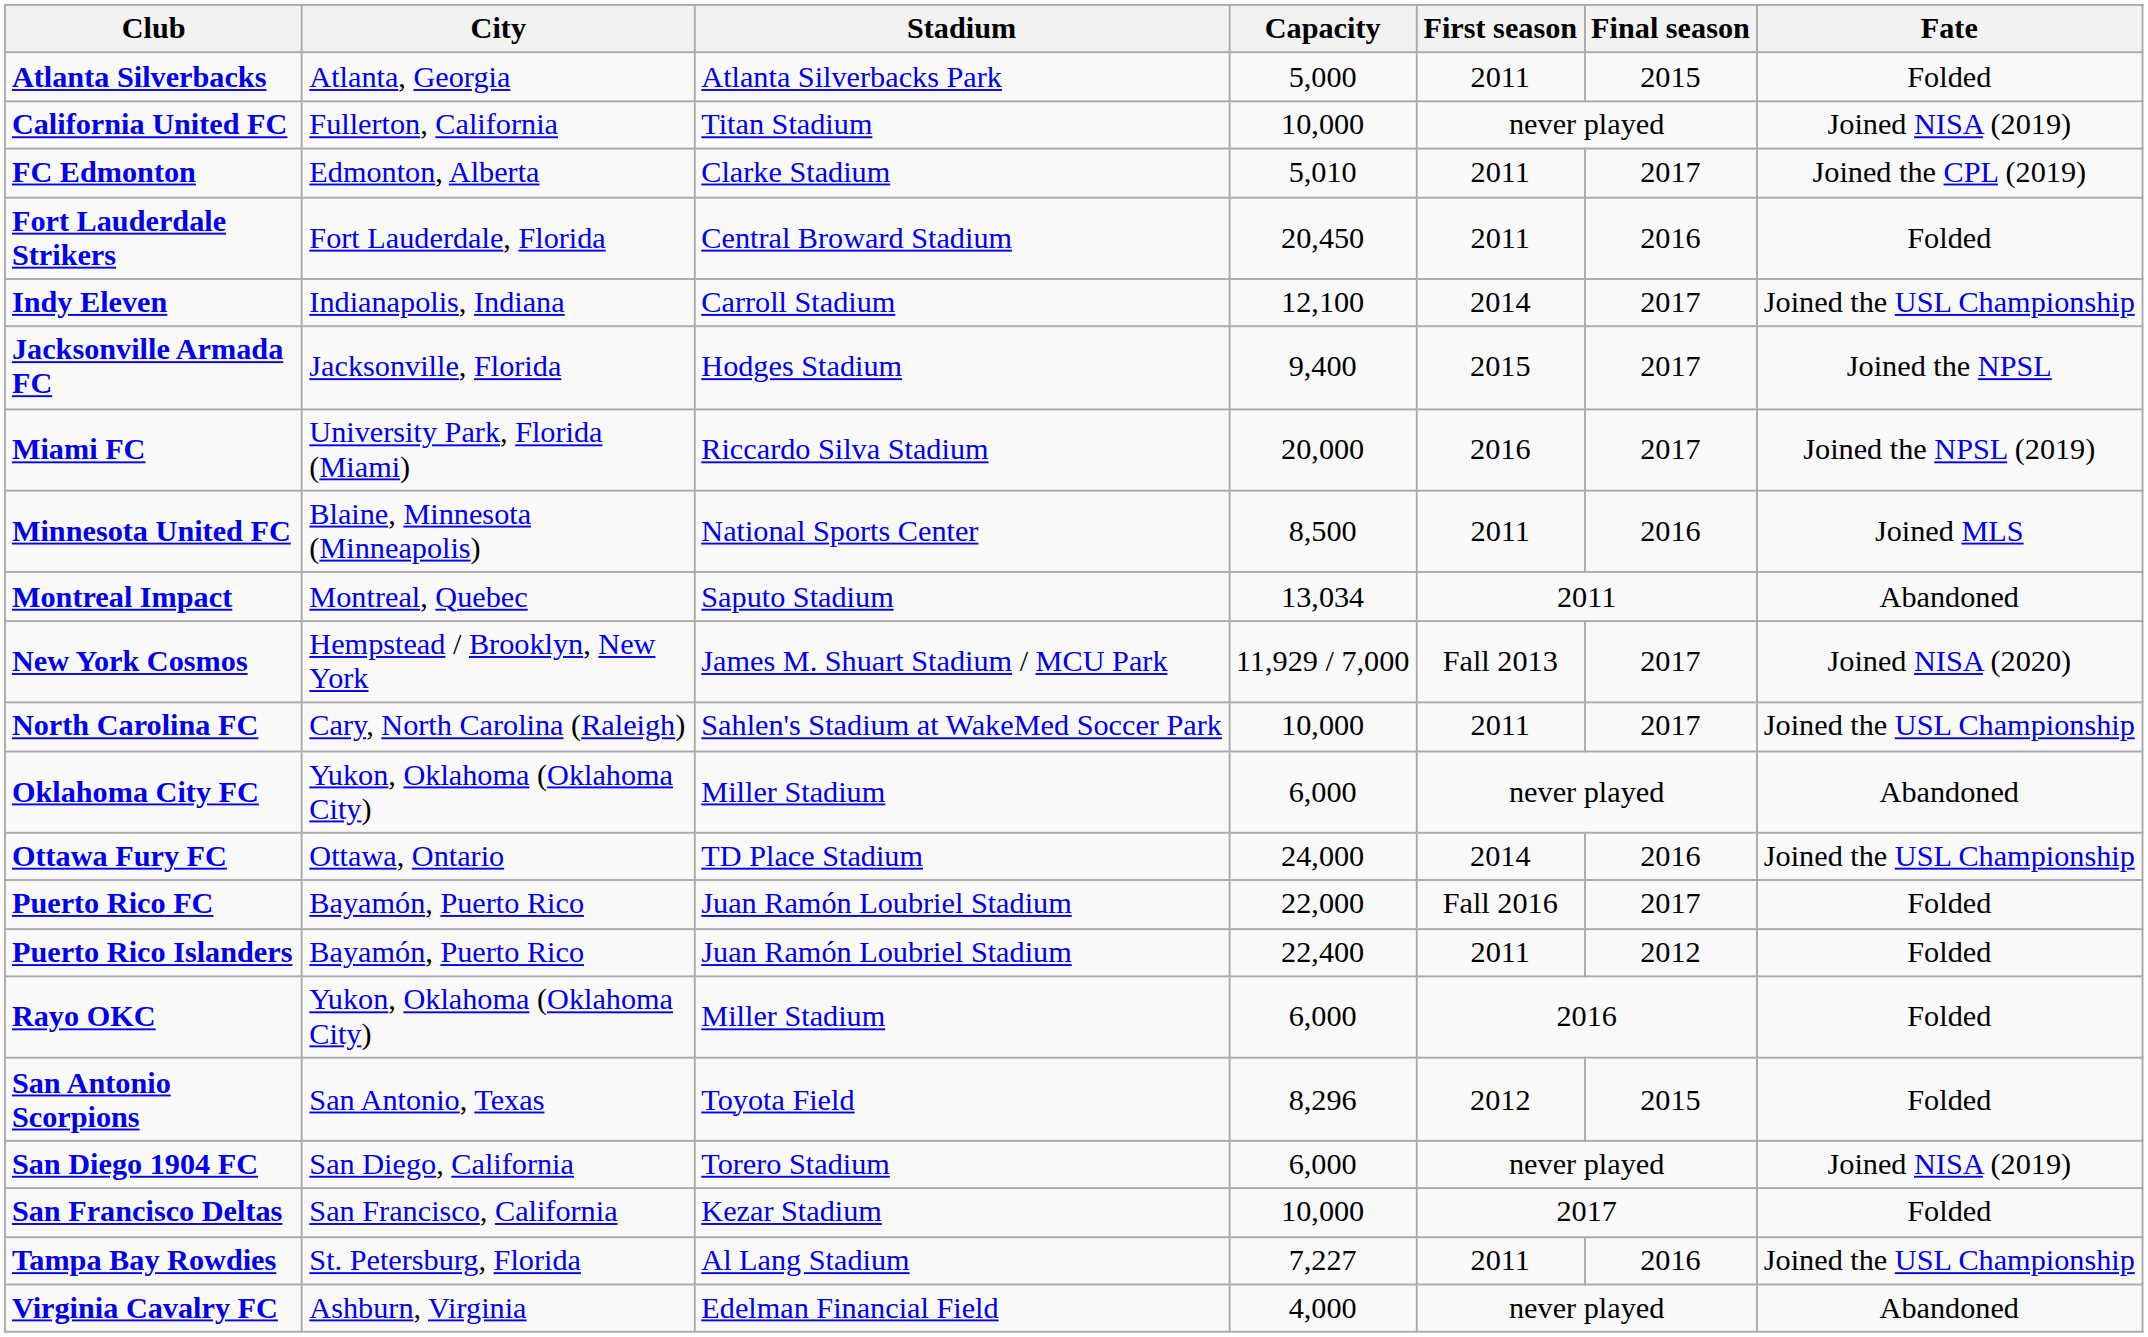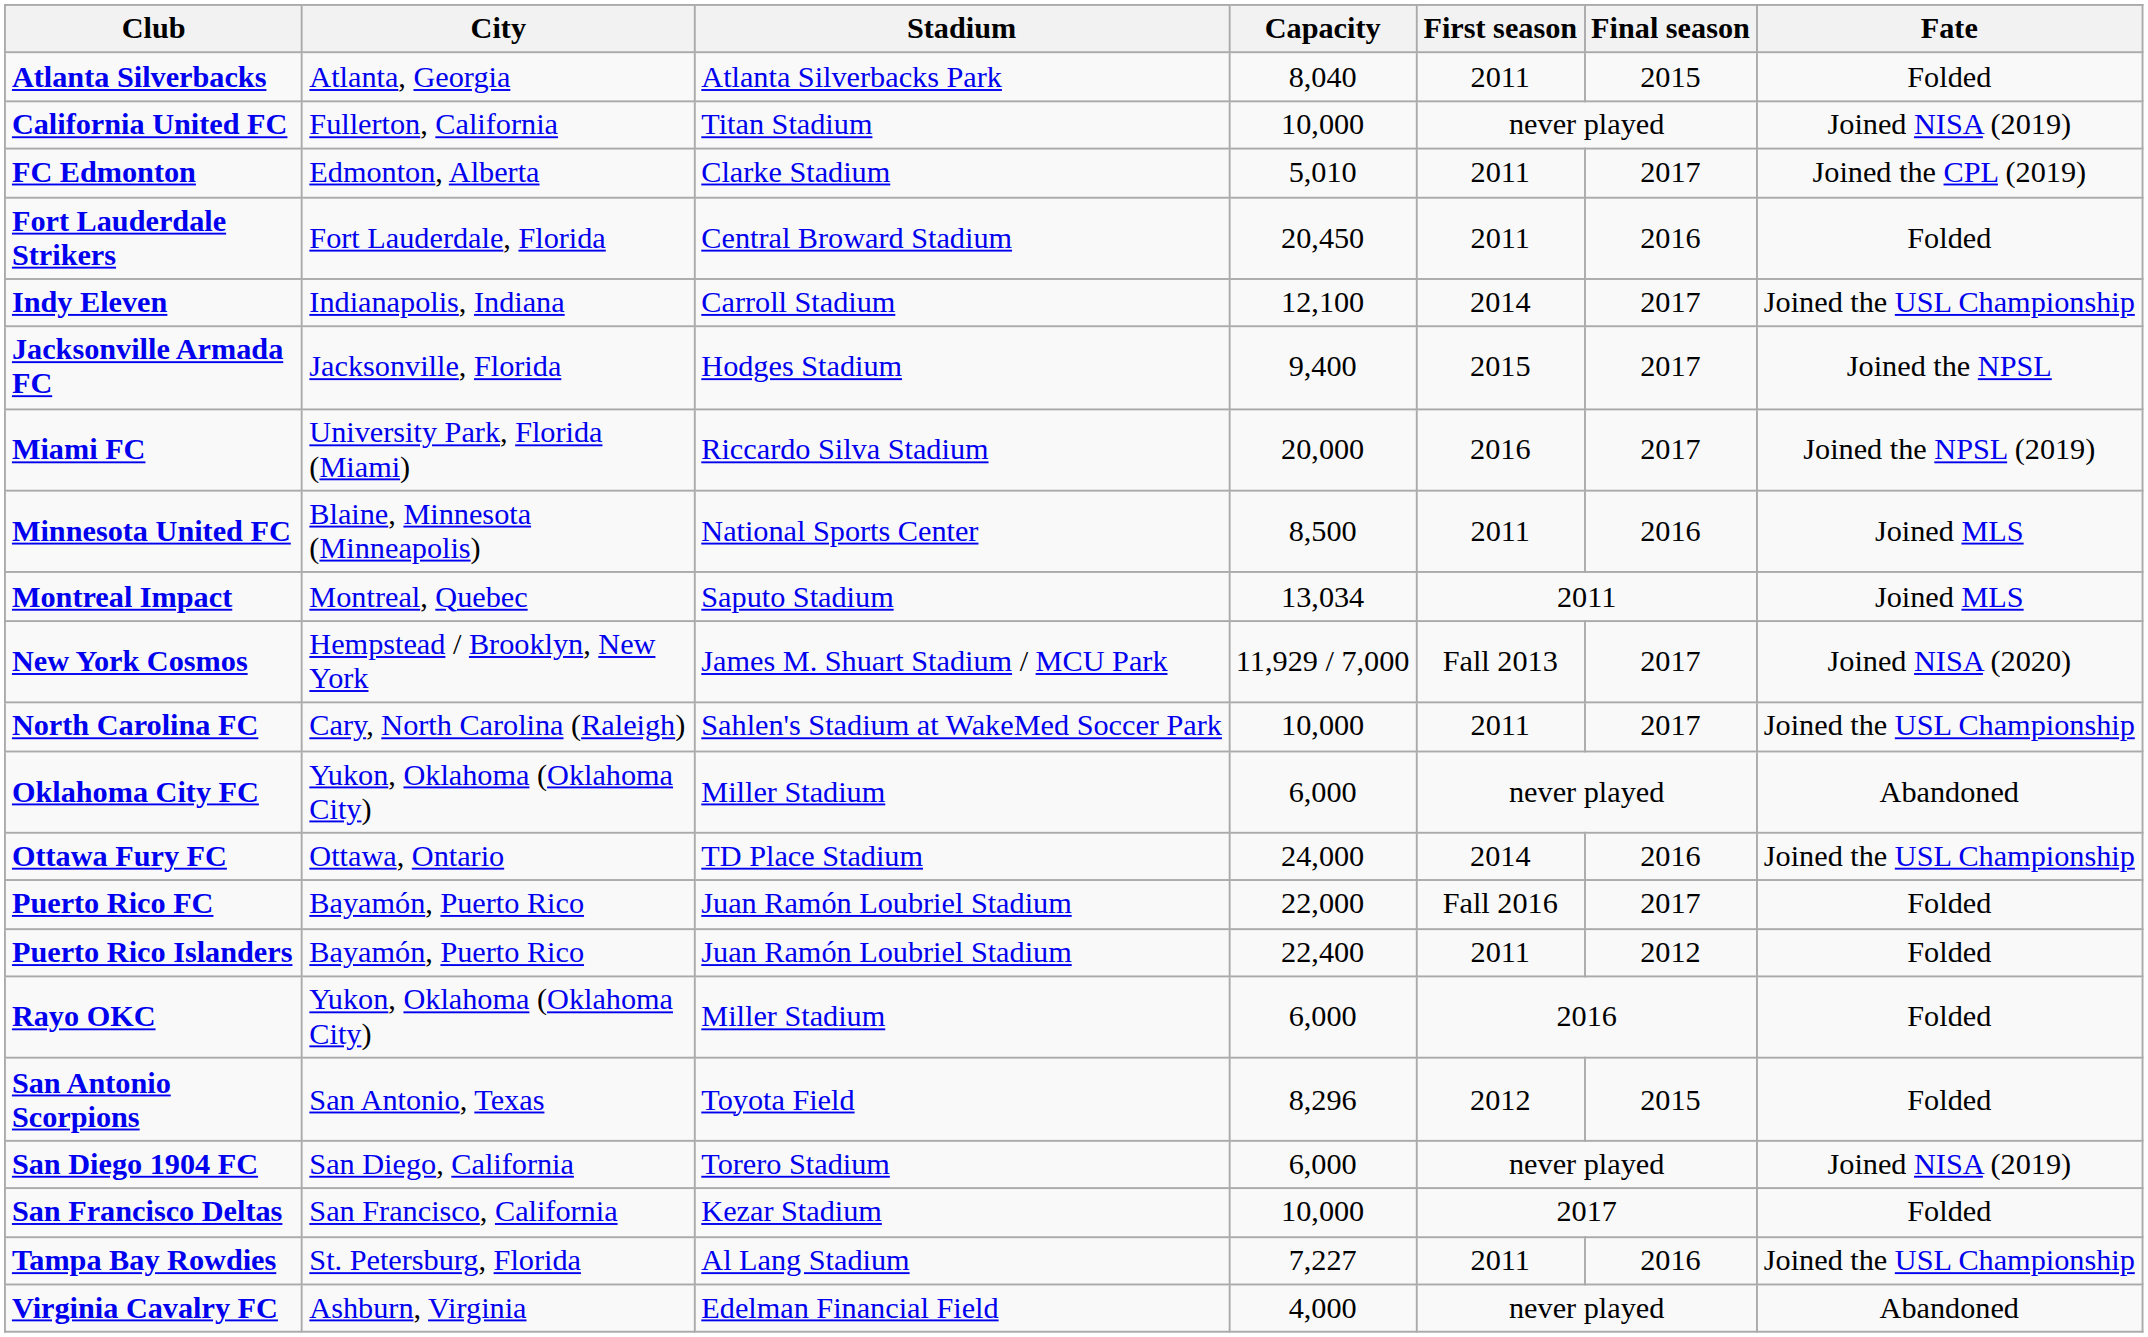(1323, 76) 5,000 -> (1323, 76) 8,040
(1949, 596) Abandoned -> (1949, 596) Joined MLS
